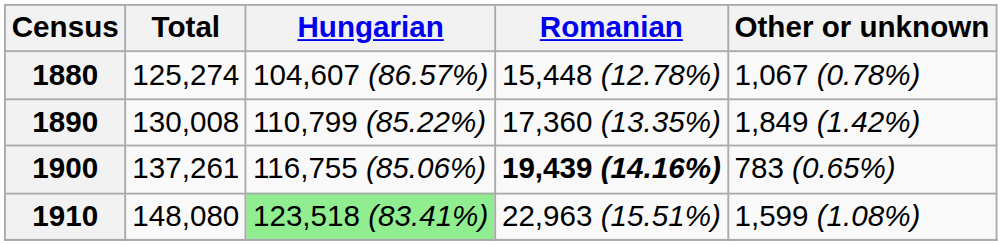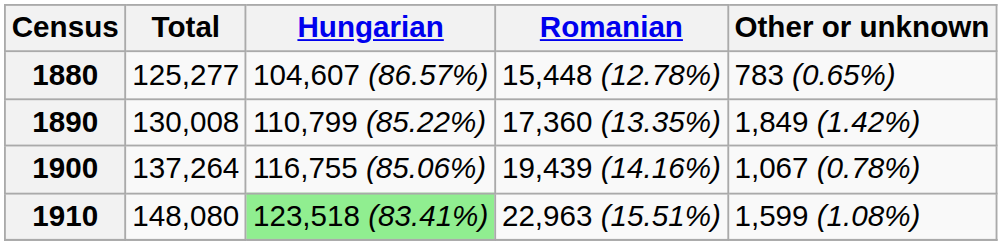(186, 74) 125,274 -> (186, 74) 125,277
(827, 74) 1,067 (0.78%) -> (815, 74) 783 (0.65%)
(186, 168) 137,261 -> (186, 168) 137,264
(611, 168) bold -> (611, 168) normal
(815, 168) 783 (0.65%) -> (827, 168) 1,067 (0.78%)
